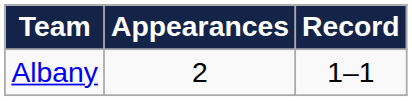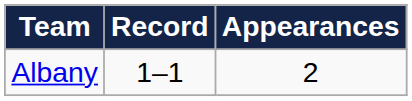columns swapped: (200, 26) <-> (351, 26)
